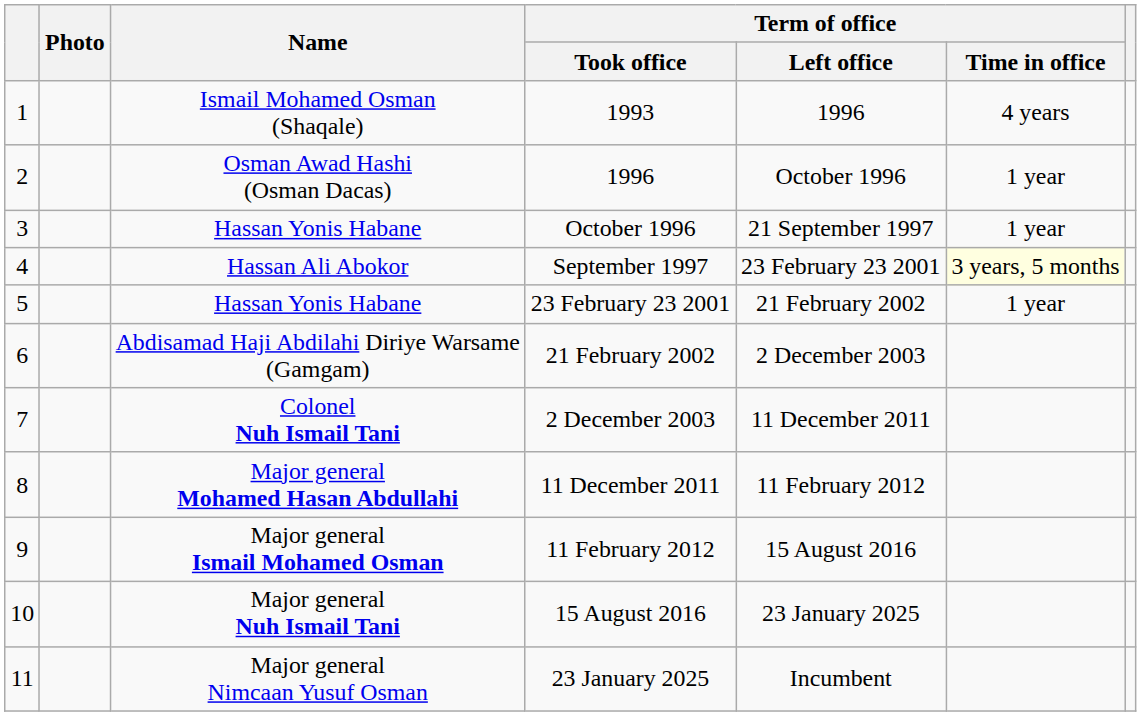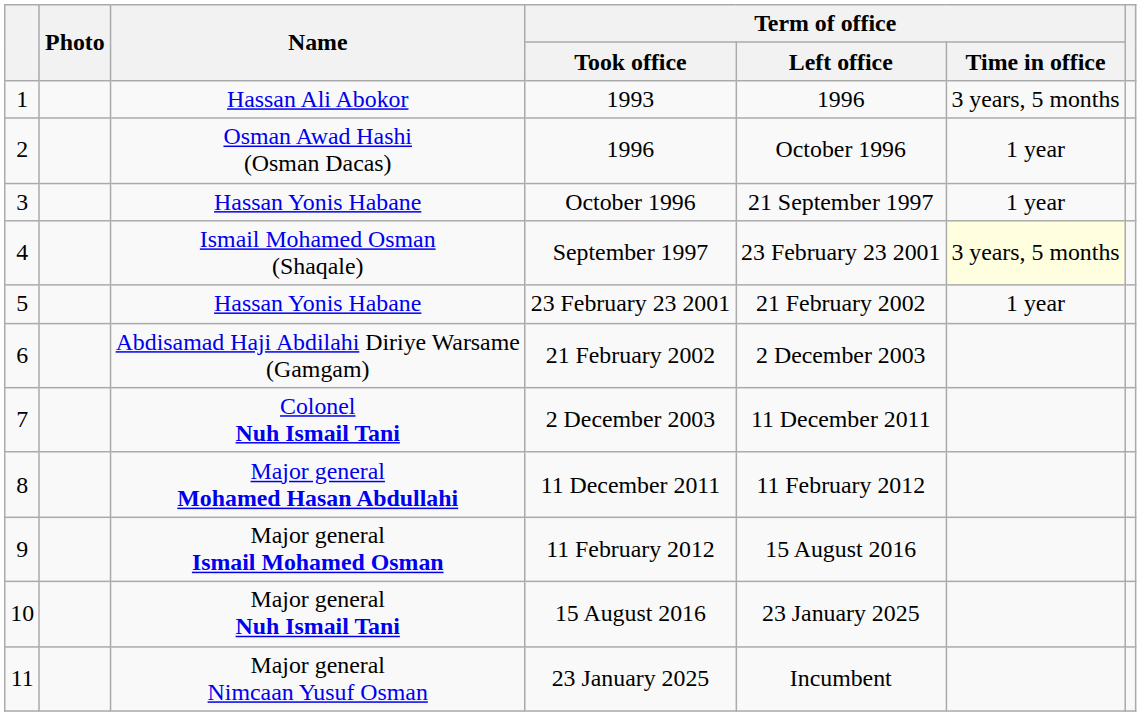(318, 112) Ismail Mohamed Osman (Shaqale) -> (318, 99) Hassan Ali Abokor
(1035, 112) 4 years -> (1035, 99) 3 years, 5 months
(318, 266) Hassan Ali Abokor -> (318, 252) Ismail Mohamed Osman (Shaqale)
